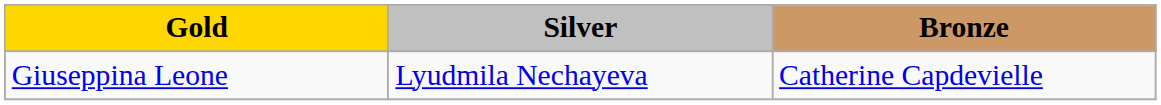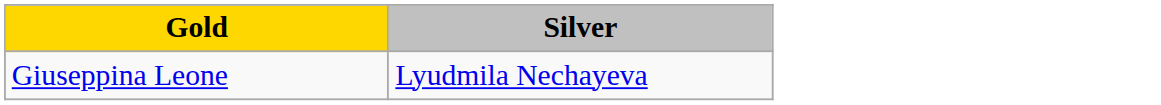- column: (964, 27)
